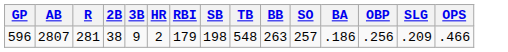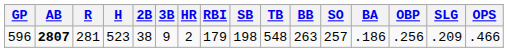+ column: (118, 15)
(54, 37) normal -> (54, 37) bold
